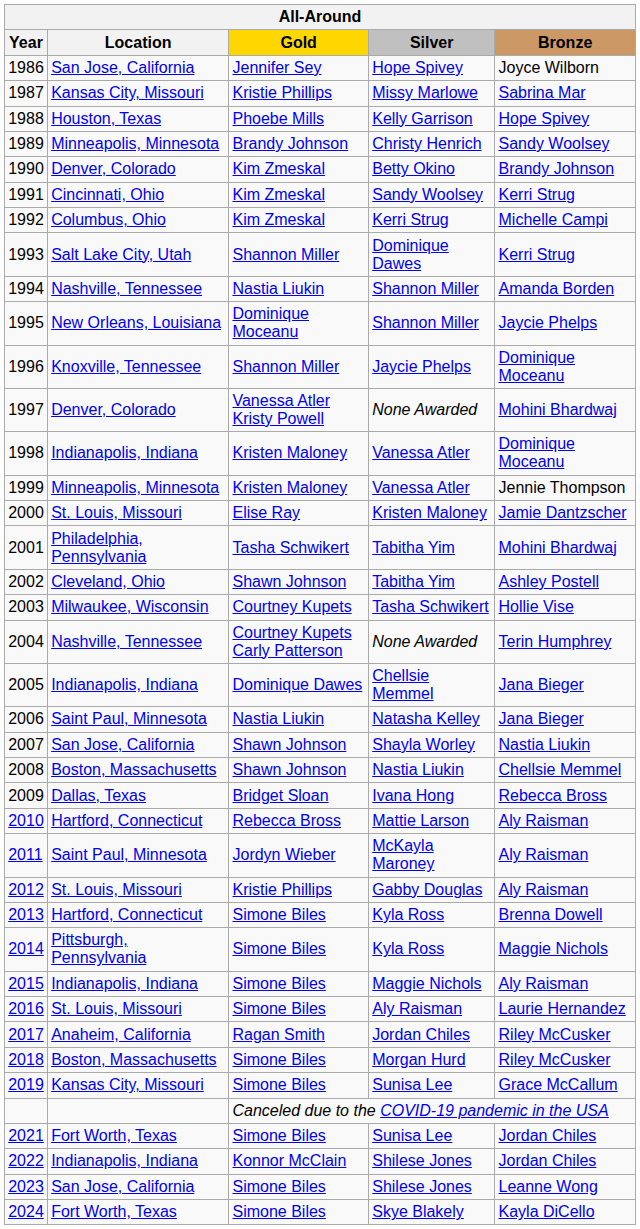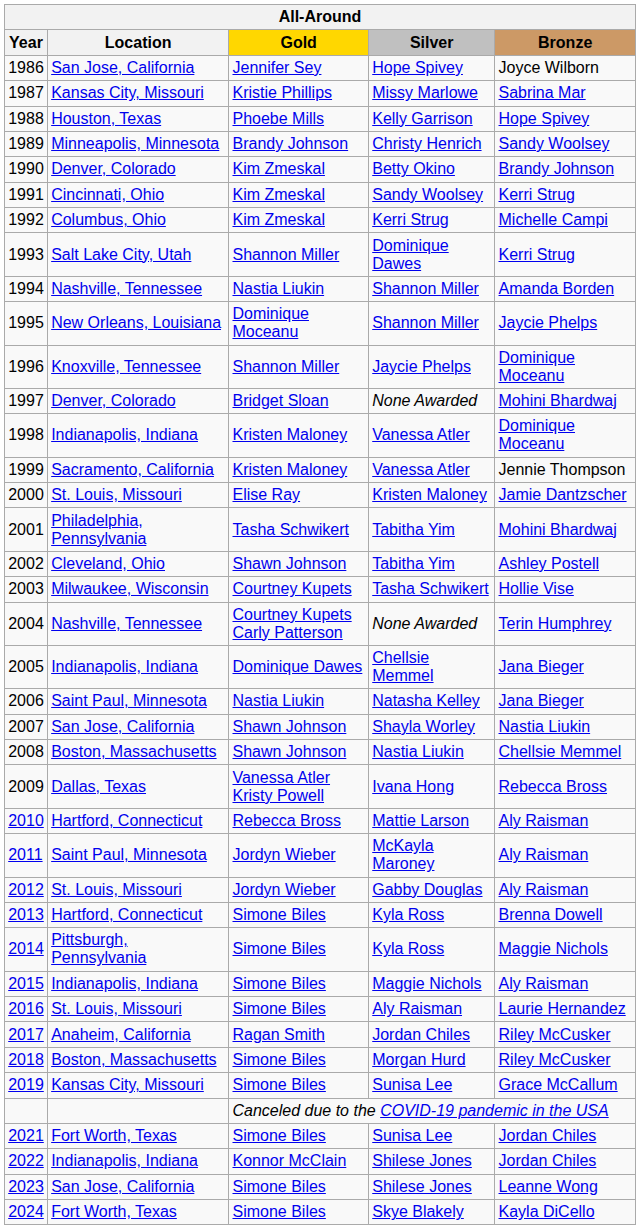(281, 410) Vanessa Atler Kristy Powell -> (281, 401) Bridget Sloan
(135, 487) Minneapolis, Minnesota -> (133, 469) Sacramento, California
(281, 795) Bridget Sloan -> (281, 786) Vanessa Atler Kristy Powell
(282, 889) Kristie Phillips -> (284, 889) Jordyn Wieber
